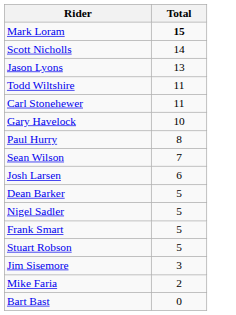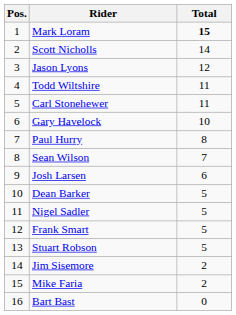+ column: (17, 13)
(179, 67) 13 -> (204, 67) 12
(179, 265) 3 -> (204, 265) 2
